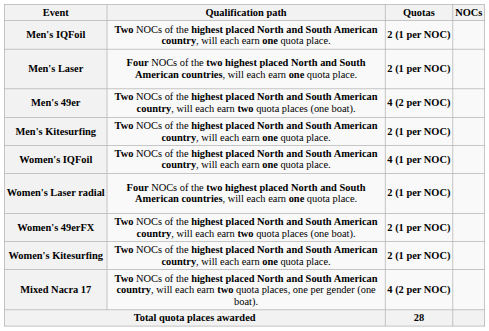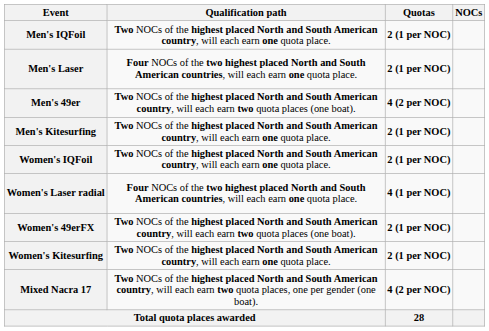(419, 159) 4 (1 per NOC) -> (419, 159) 2 (1 per NOC)
(419, 193) 2 (1 per NOC) -> (419, 193) 4 (1 per NOC)
